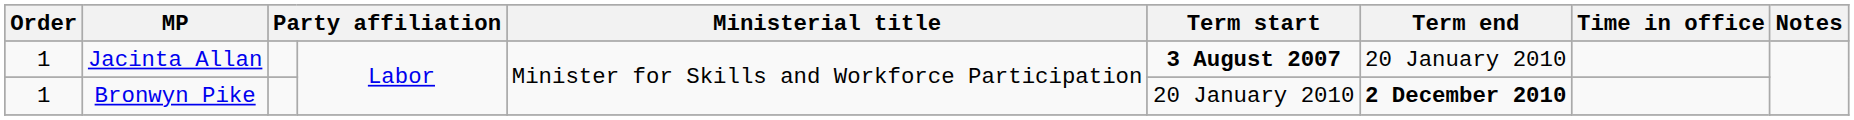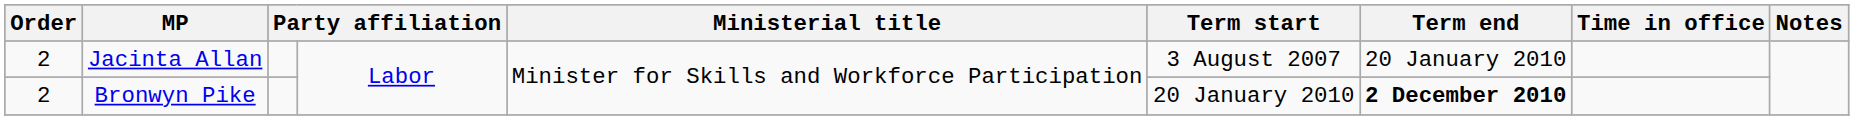(44, 60) 1 -> (44, 60) 2
(1254, 60) bold -> (1254, 60) normal
(44, 96) 1 -> (44, 96) 2
